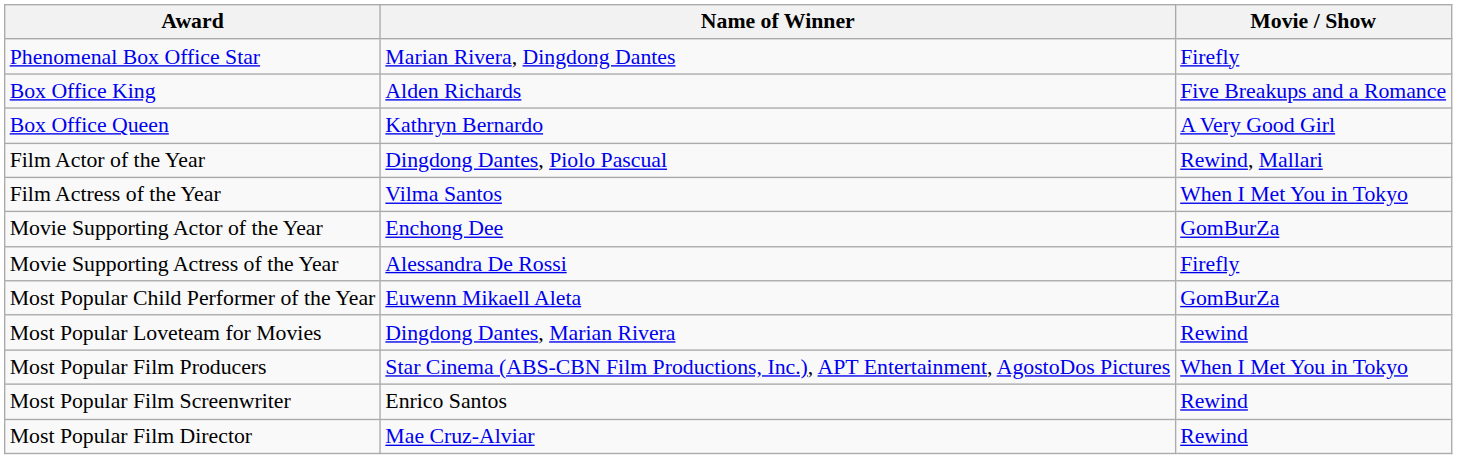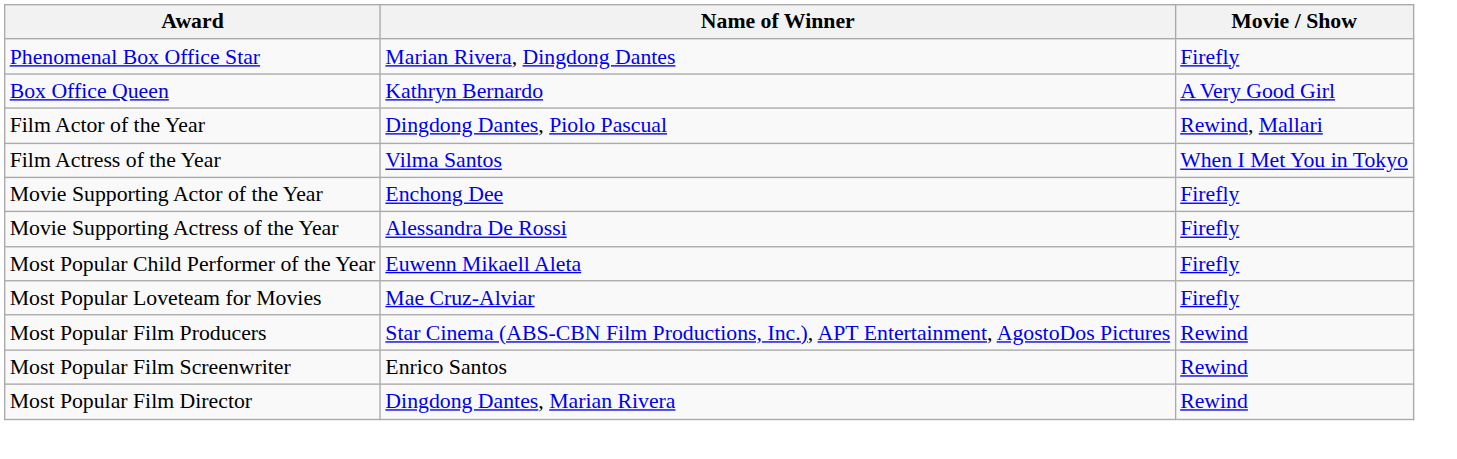- row: (83, 90)
(1230, 228) GomBurZa -> (1210, 194) Firefly
(1230, 297) GomBurZa -> (1210, 263) Firefly
(530, 332) Dingdong Dantes, Marian Rivera -> (460, 297) Mae Cruz-Alviar
(1214, 332) Rewind -> (1210, 297) Firefly
(1294, 366) When I Met You in Tokyo -> (1214, 332) Rewind
(460, 435) Mae Cruz-Alviar -> (530, 401) Dingdong Dantes, Marian Rivera
